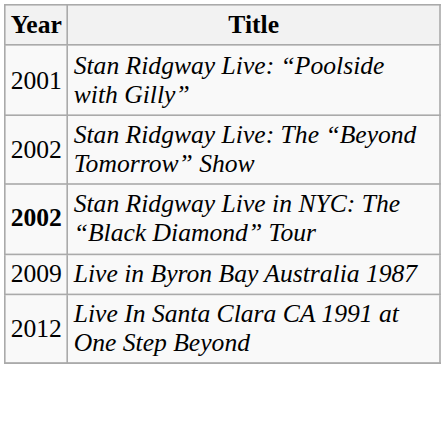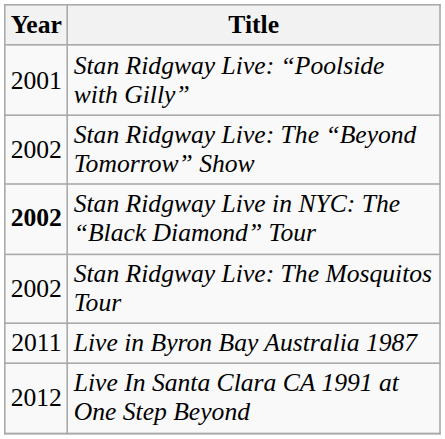+ row: (253, 288)
(36, 273) 2009 -> (36, 342) 2011
